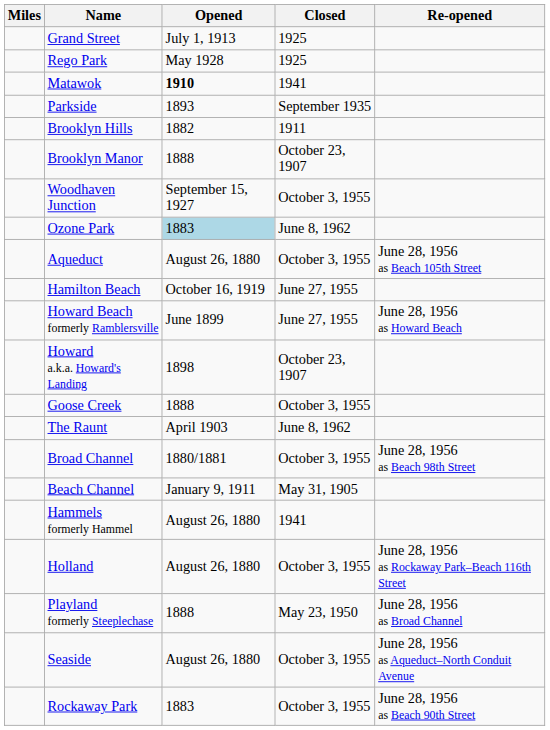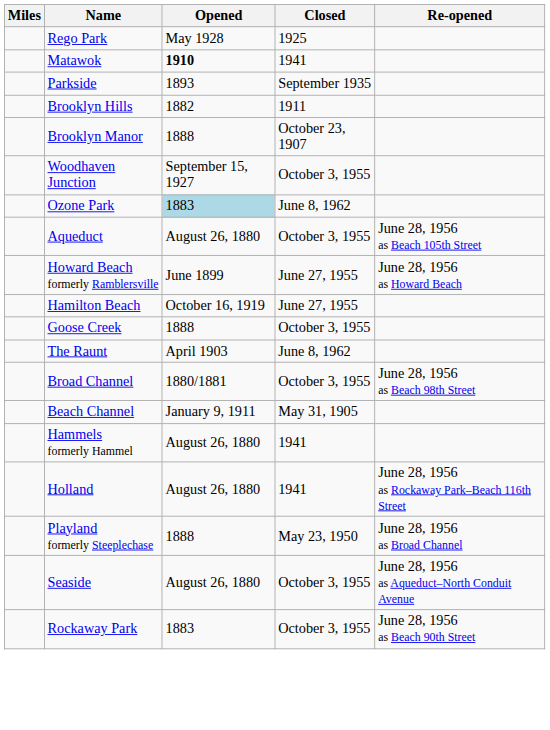- row: (84, 38)
rows swapped: (103, 320) <-> (94, 289)
- row: (84, 366)
(324, 566) October 3, 1955 -> (292, 489) 1941
